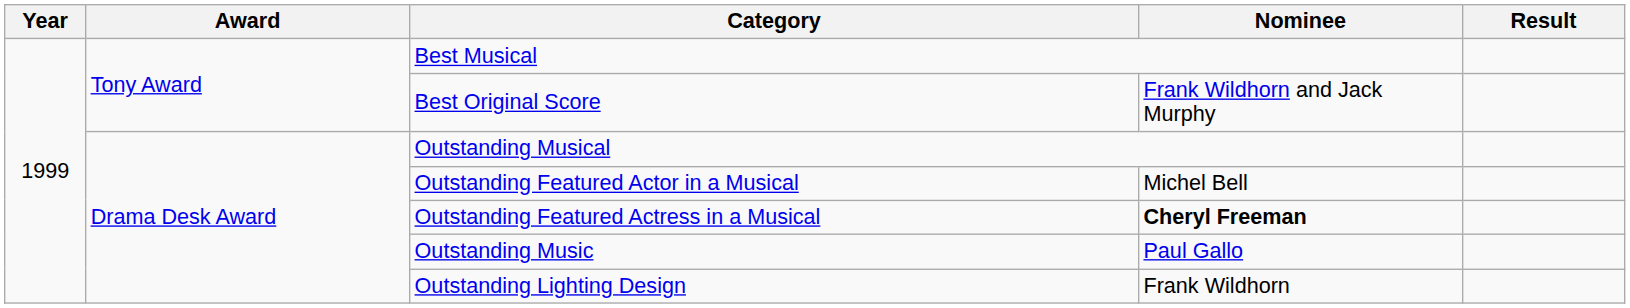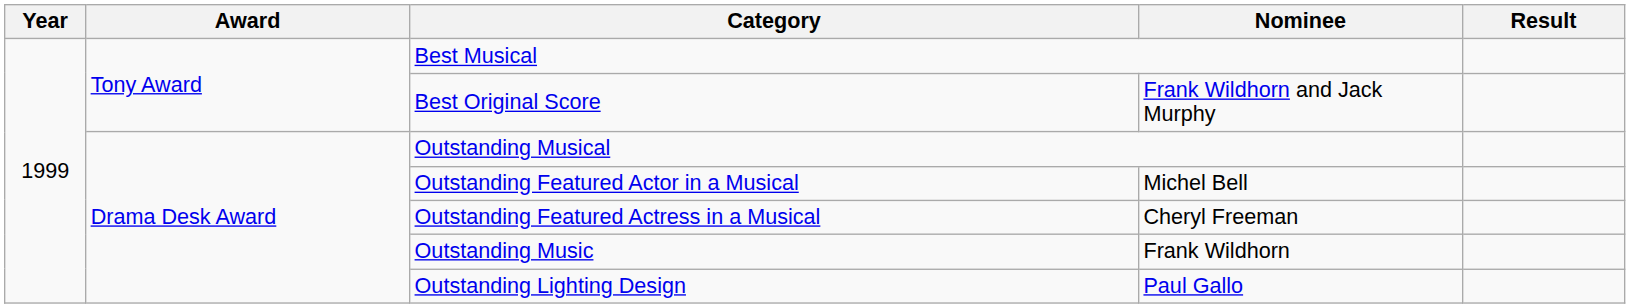(1225, 217) bold -> (1221, 217) normal
(1193, 251) Paul Gallo -> (1217, 251) Frank Wildhorn
(1217, 285) Frank Wildhorn -> (1193, 285) Paul Gallo
